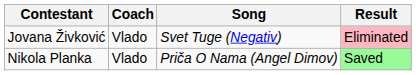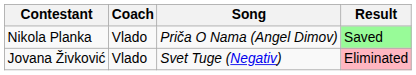rows swapped: (50, 59) <-> (57, 37)
